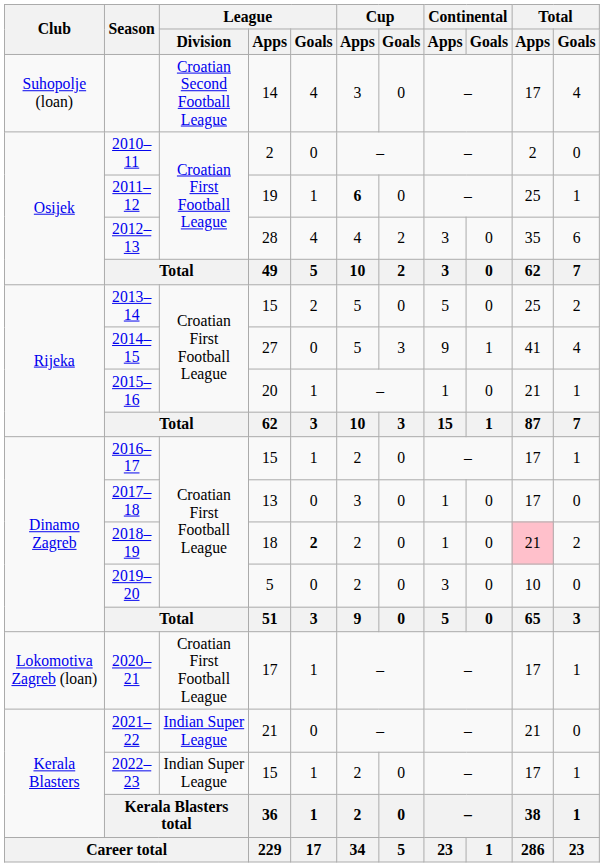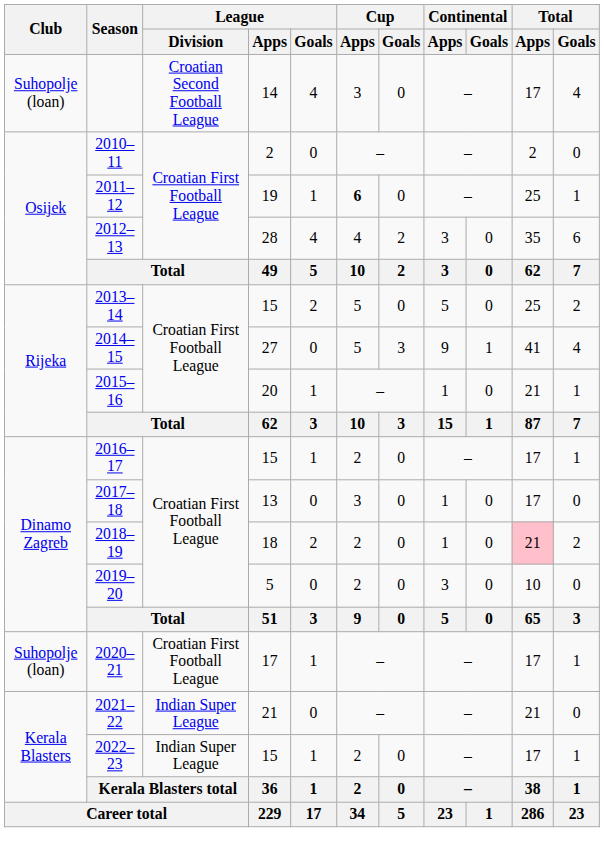(314, 543) bold -> (314, 543) normal
(54, 670) Lokomotiva Zagreb (loan) -> (46, 661) Suhopolje (loan)
